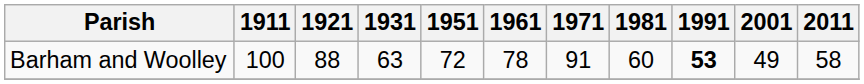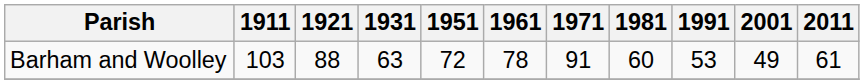(265, 60) 100 -> (265, 60) 103
(704, 60) bold -> (704, 60) normal
(829, 60) 58 -> (829, 60) 61
